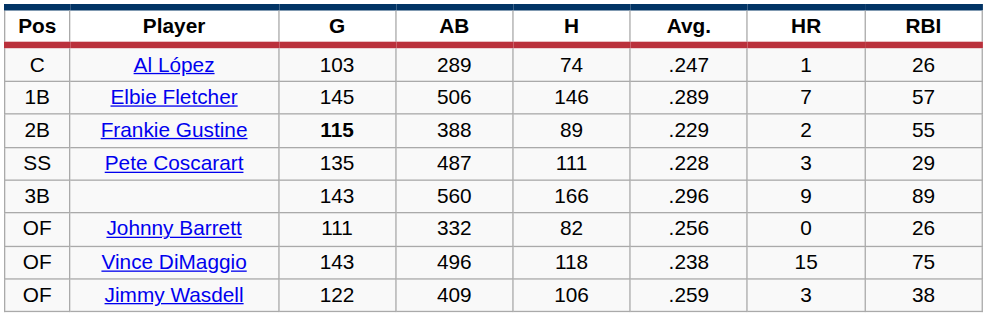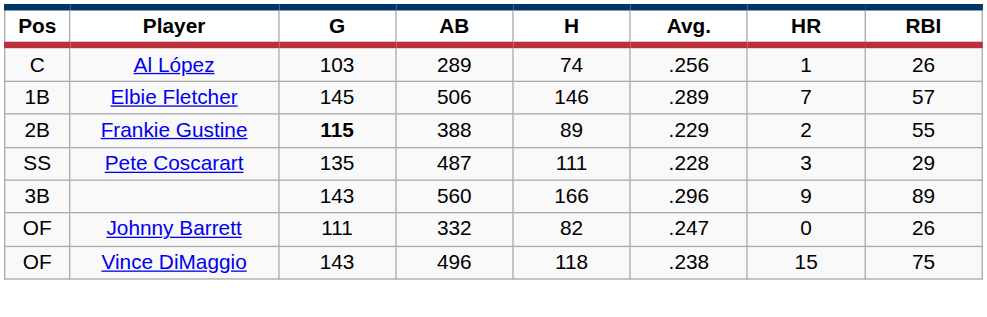(689, 64) .247 -> (689, 64) .256
(689, 229) .256 -> (689, 229) .247
- row: (174, 295)
